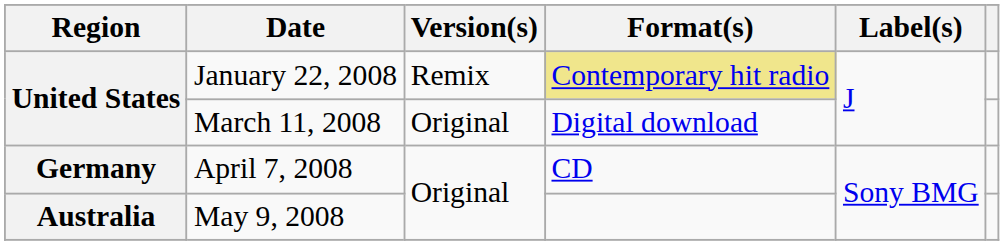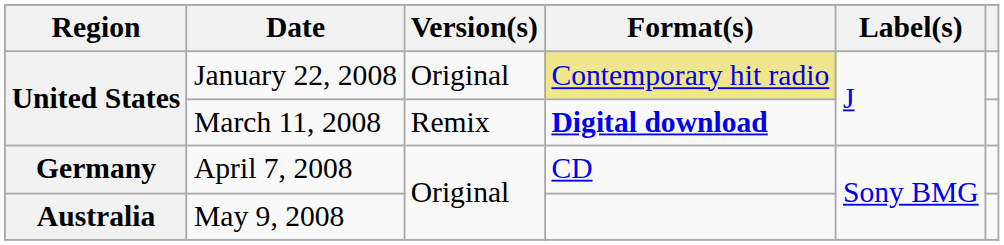(450, 74) Remix -> (460, 74) Original
(460, 121) Original -> (450, 121) Remix
(655, 121) normal -> (660, 121) bold
